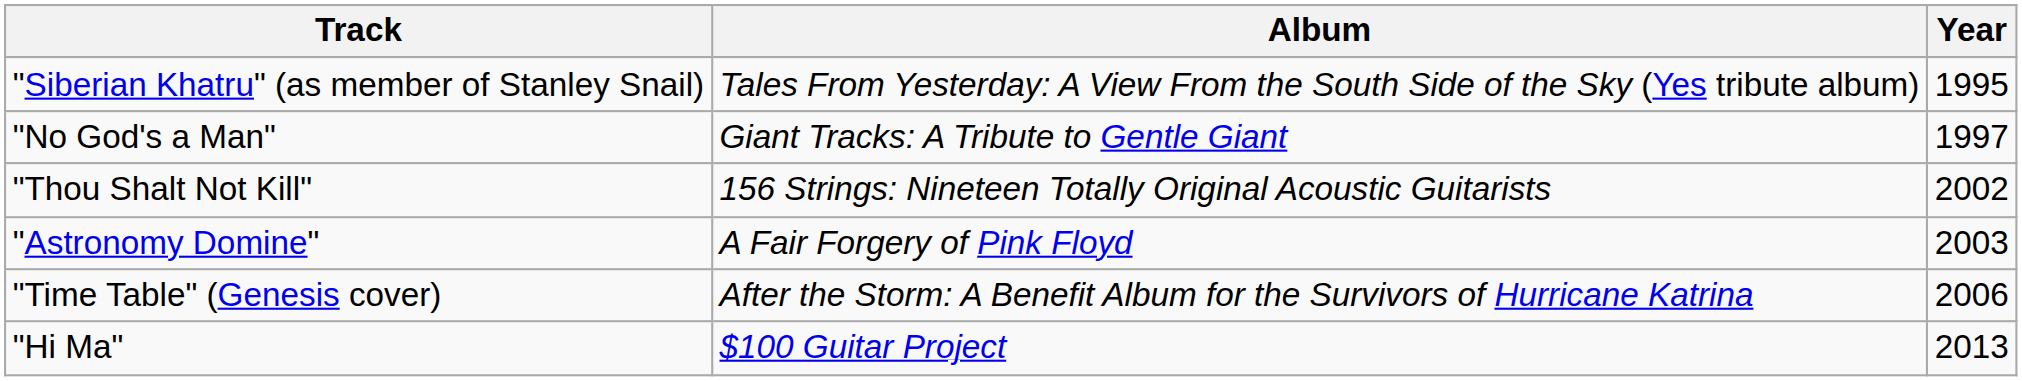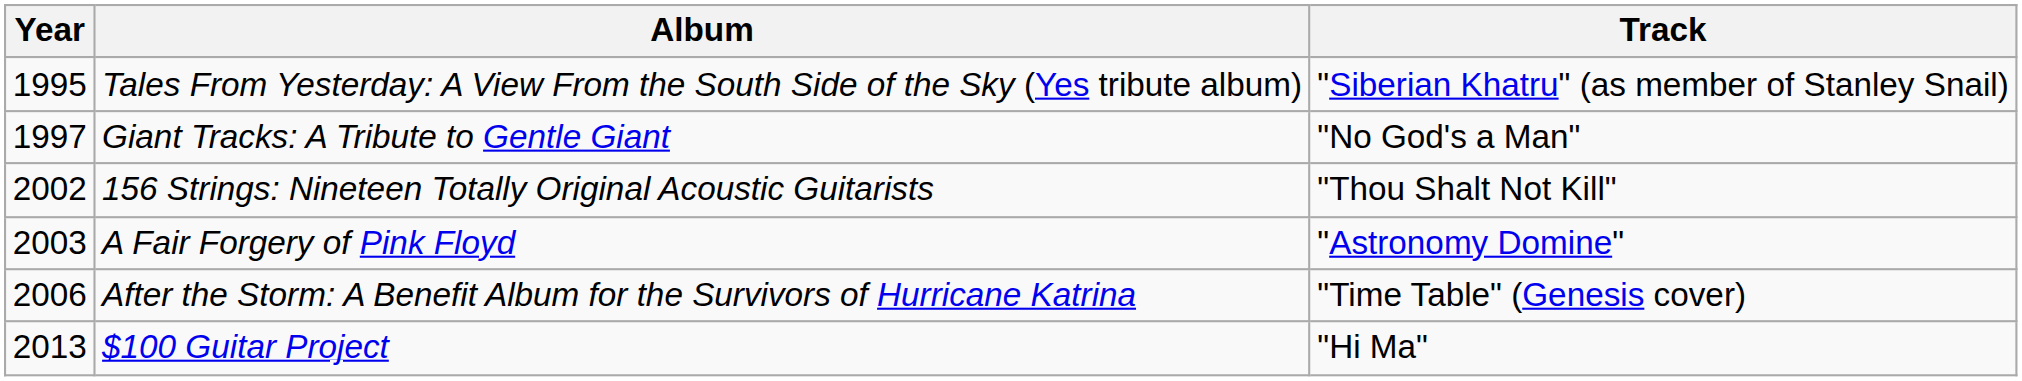columns swapped: (1972, 30) <-> (358, 30)
